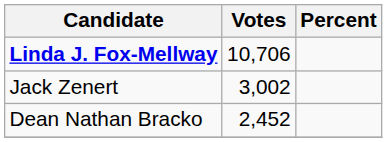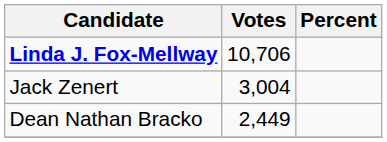(265, 86) 3,002 -> (265, 86) 3,004
(265, 119) 2,452 -> (265, 119) 2,449
